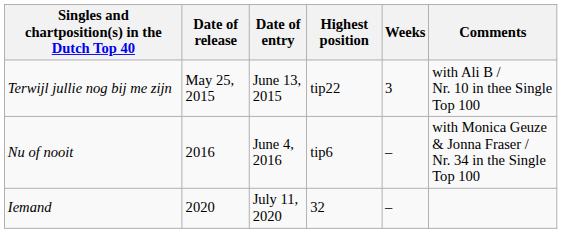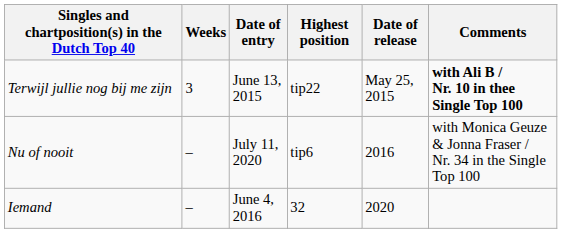columns swapped: (216, 32) <-> (405, 32)
(492, 88) normal -> (478, 88) bold
(273, 152) June 4, 2016 -> (256, 152) July 11, 2020
(275, 208) July 11, 2020 -> (253, 208) June 4, 2016
